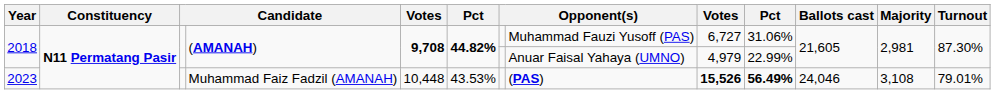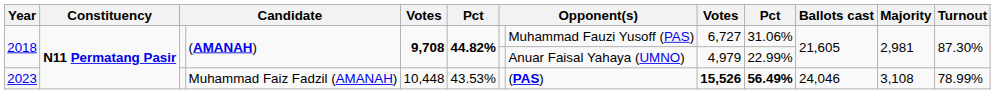(960, 79) 79.01% -> (960, 79) 78.99%
